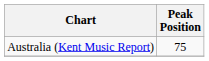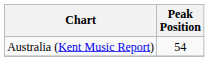(180, 46) 75 -> (180, 46) 54
